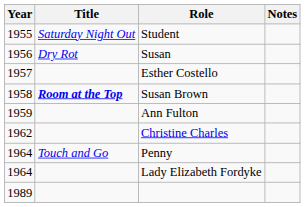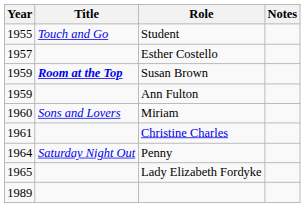(87, 34) Saturday Night Out -> (73, 34) Touch and Go
- row: (156, 53)
(20, 93) 1958 -> (20, 73) 1959
+ row: (160, 113)
(20, 133) 1962 -> (20, 133) 1961
(73, 152) Touch and Go -> (87, 152) Saturday Night Out
(20, 172) 1964 -> (20, 172) 1965
